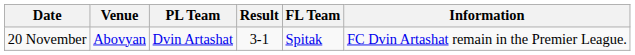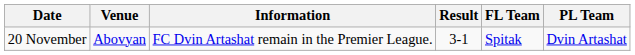columns swapped: (193, 15) <-> (487, 15)
